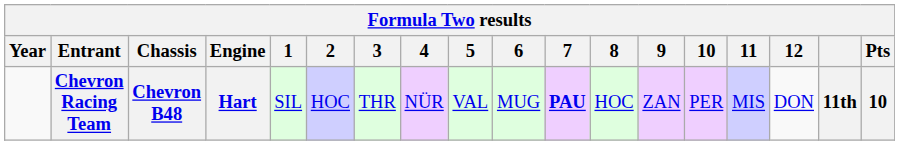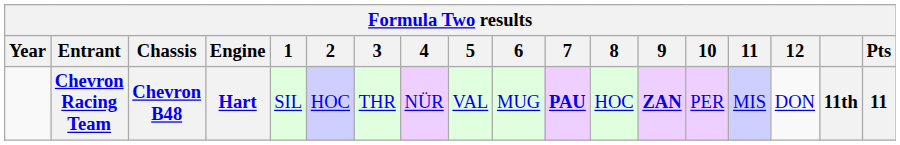(661, 103) normal -> (662, 103) bold
(878, 103) 10 -> (879, 103) 11
